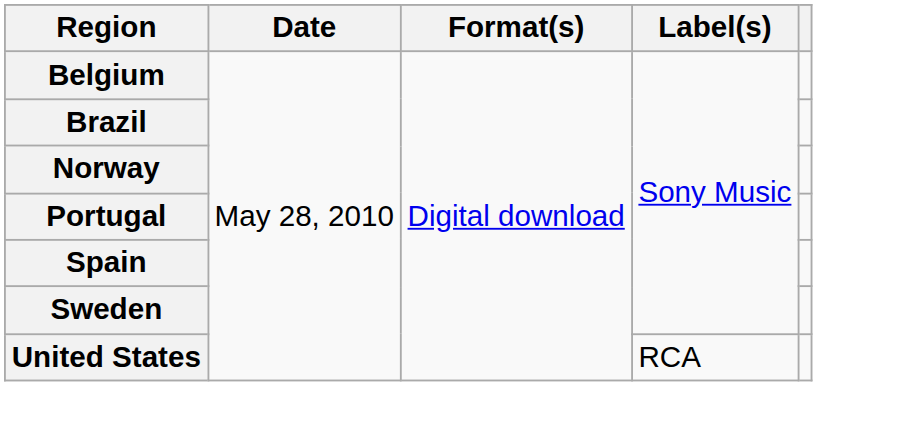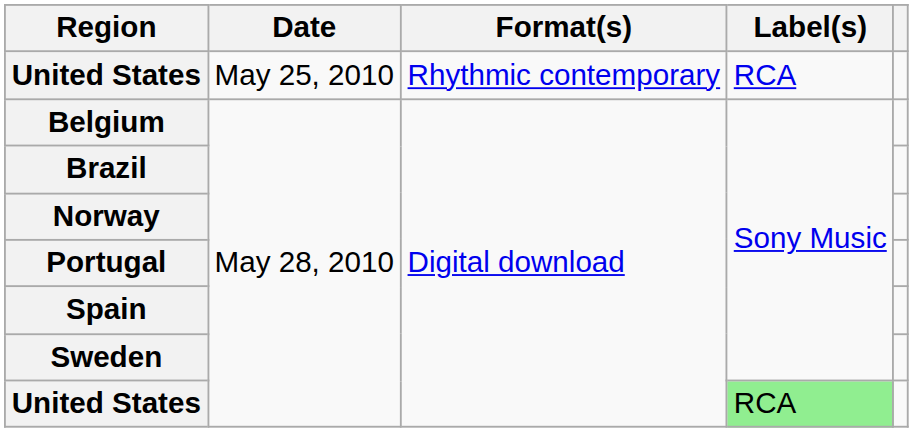+ row: (106, 74)
(670, 356) no background -> (765, 403) lightgreen background
